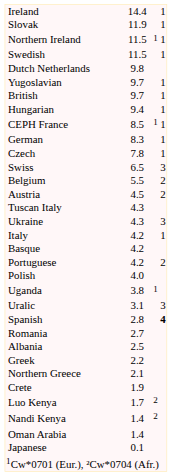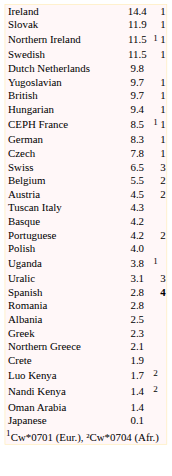- row: (26, 221)
- row: (18, 235)
(137, 333) 2.7 -> (137, 306) 2.8
(137, 360) 2.2 -> (137, 333) 2.3
